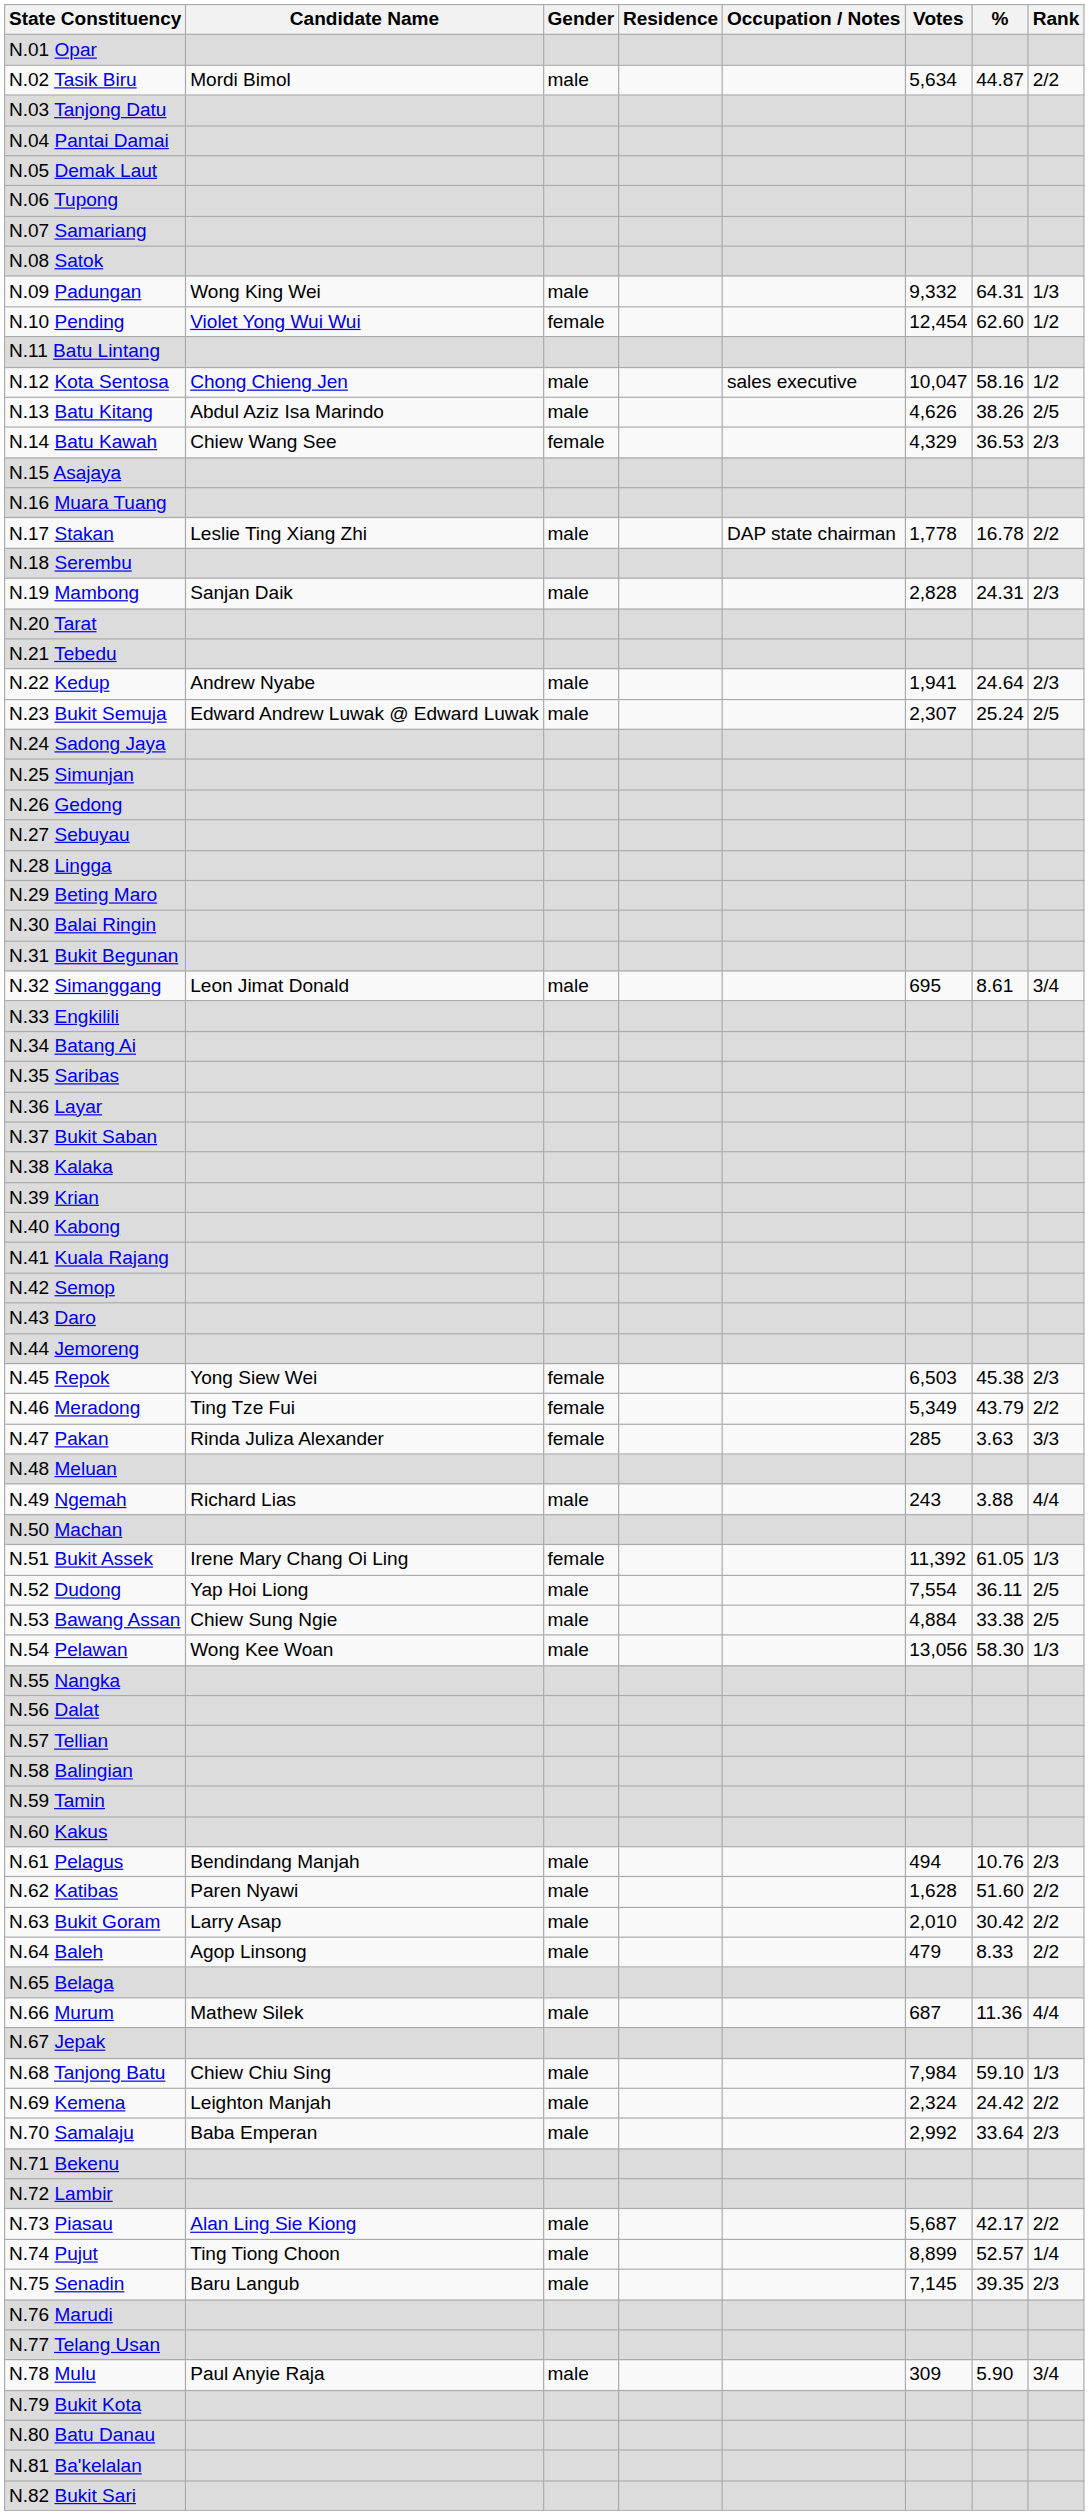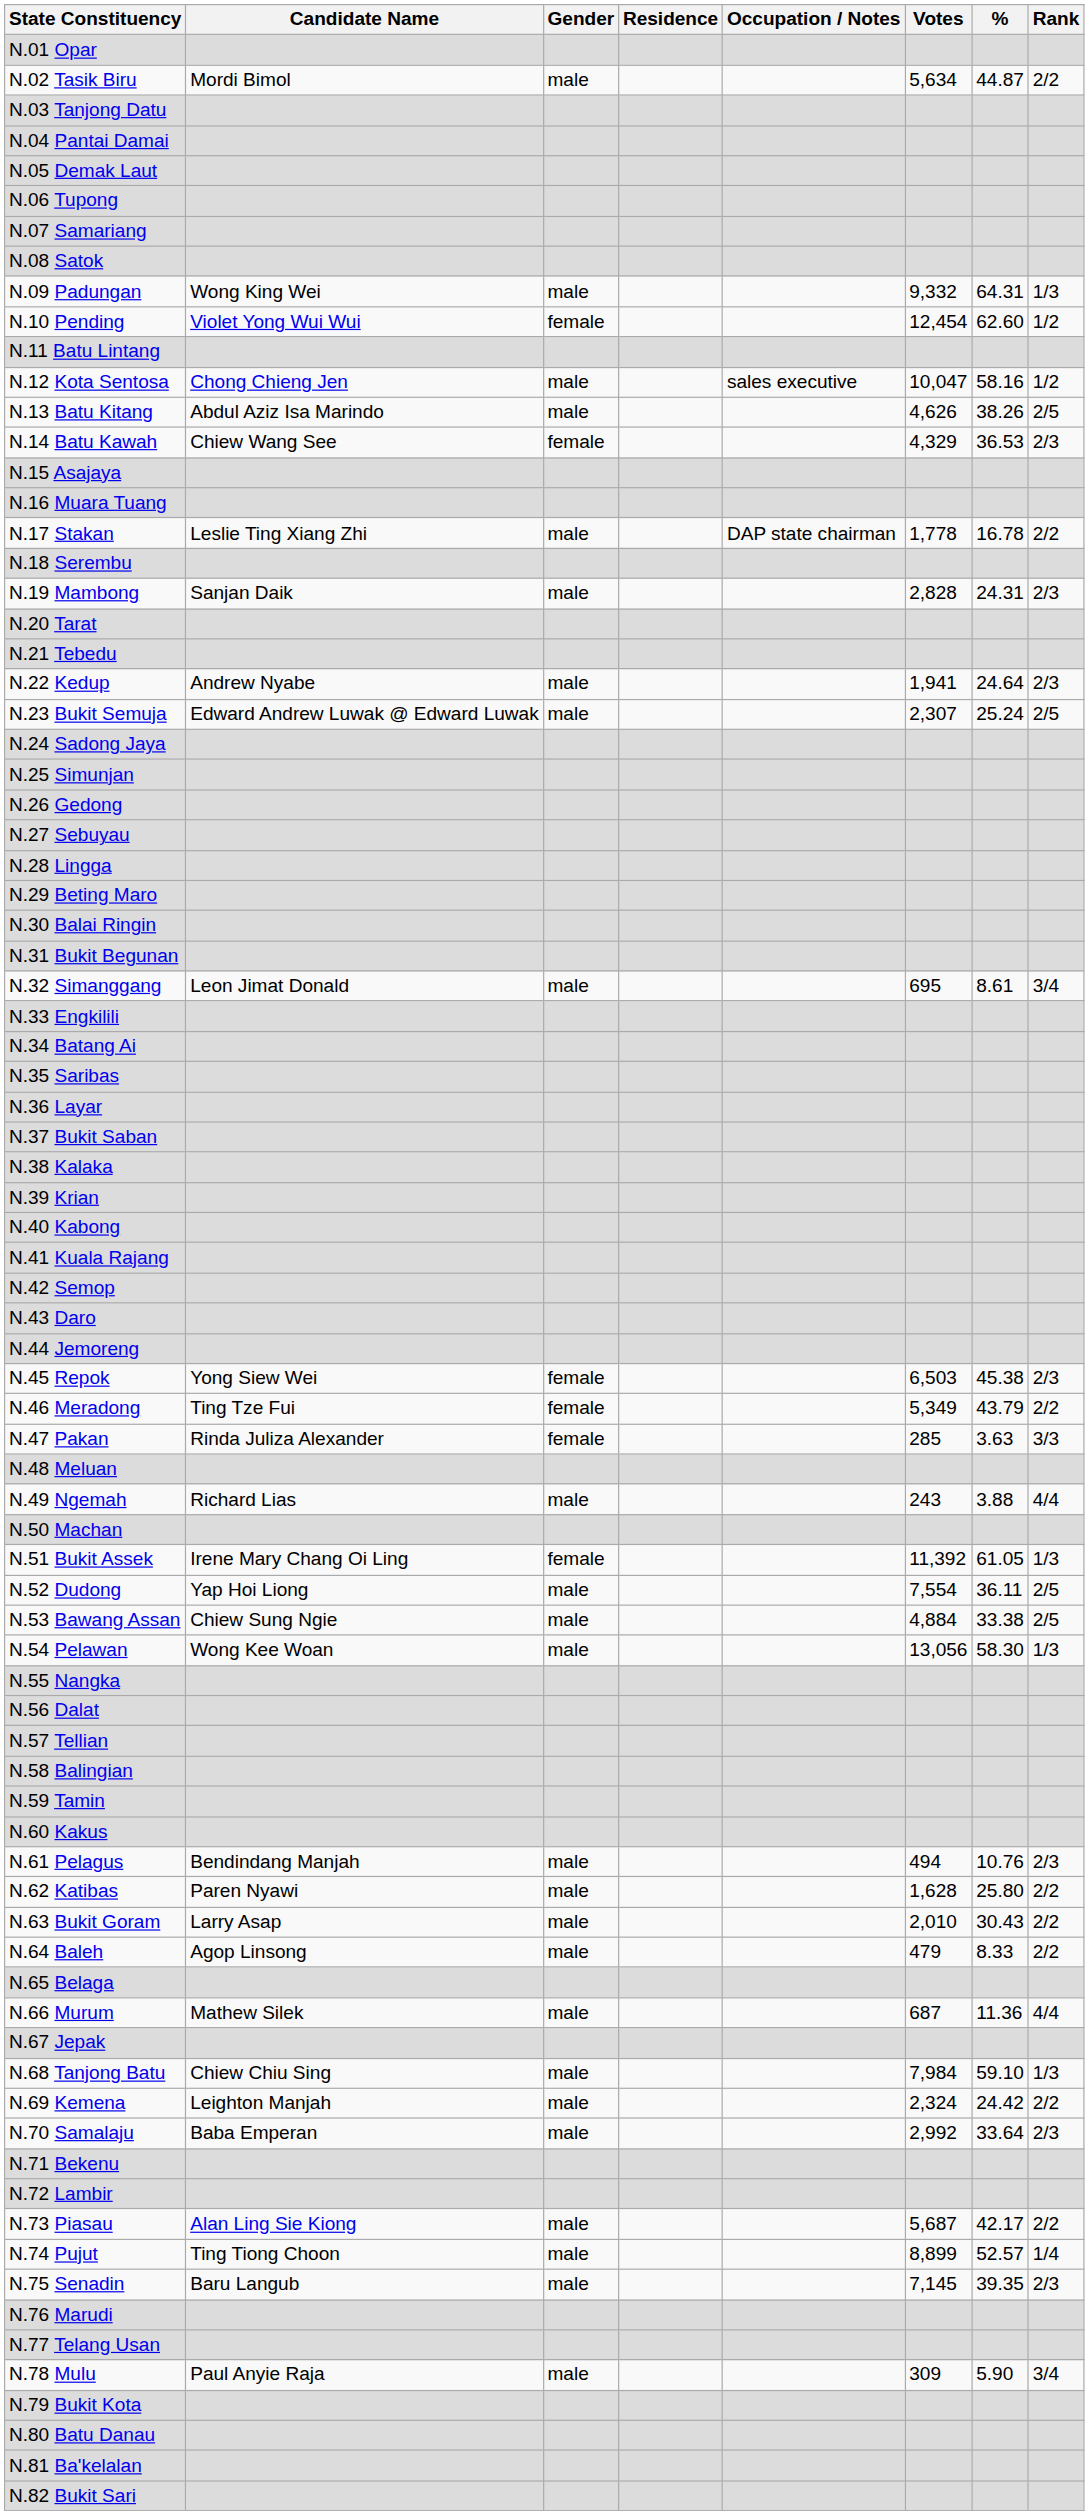(1000, 1891) 51.60 -> (1000, 1891) 25.80
(1000, 1921) 30.42 -> (1000, 1921) 30.43
